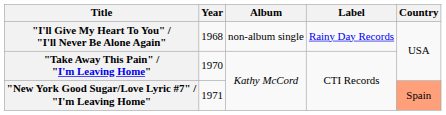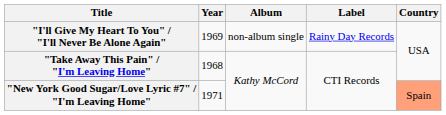(212, 36) 1968 -> (212, 36) 1969
(212, 65) 1970 -> (212, 65) 1968
